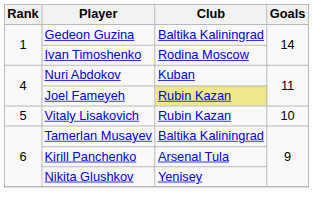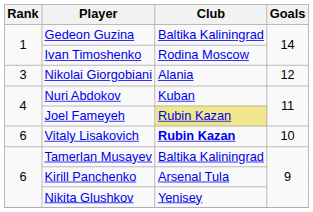+ row: (98, 75)
(23, 116) 5 -> (23, 136) 6
(195, 116) normal -> (197, 136) bold
